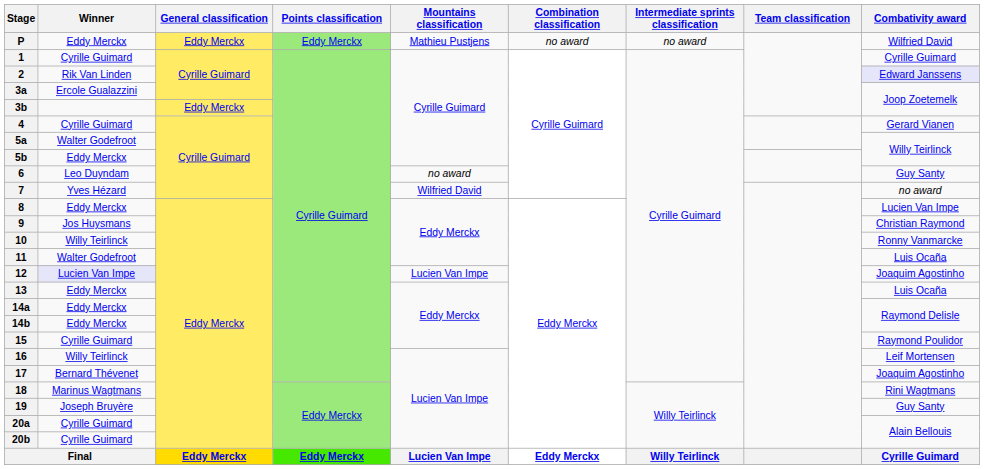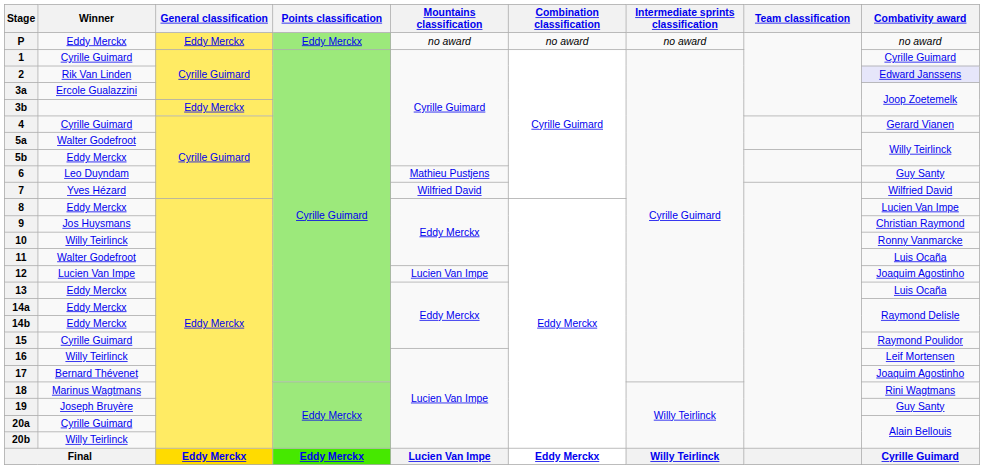(450, 41) Mathieu Pustjens -> (450, 41) no award
(920, 41) Wilfried David -> (920, 41) no award
(450, 174) no award -> (450, 174) Mathieu Pustjens
(920, 191) no award -> (920, 191) Wilfried David
(97, 274) lavender background -> (97, 274) no background
(97, 440) Cyrille Guimard -> (97, 440) Willy Teirlinck
